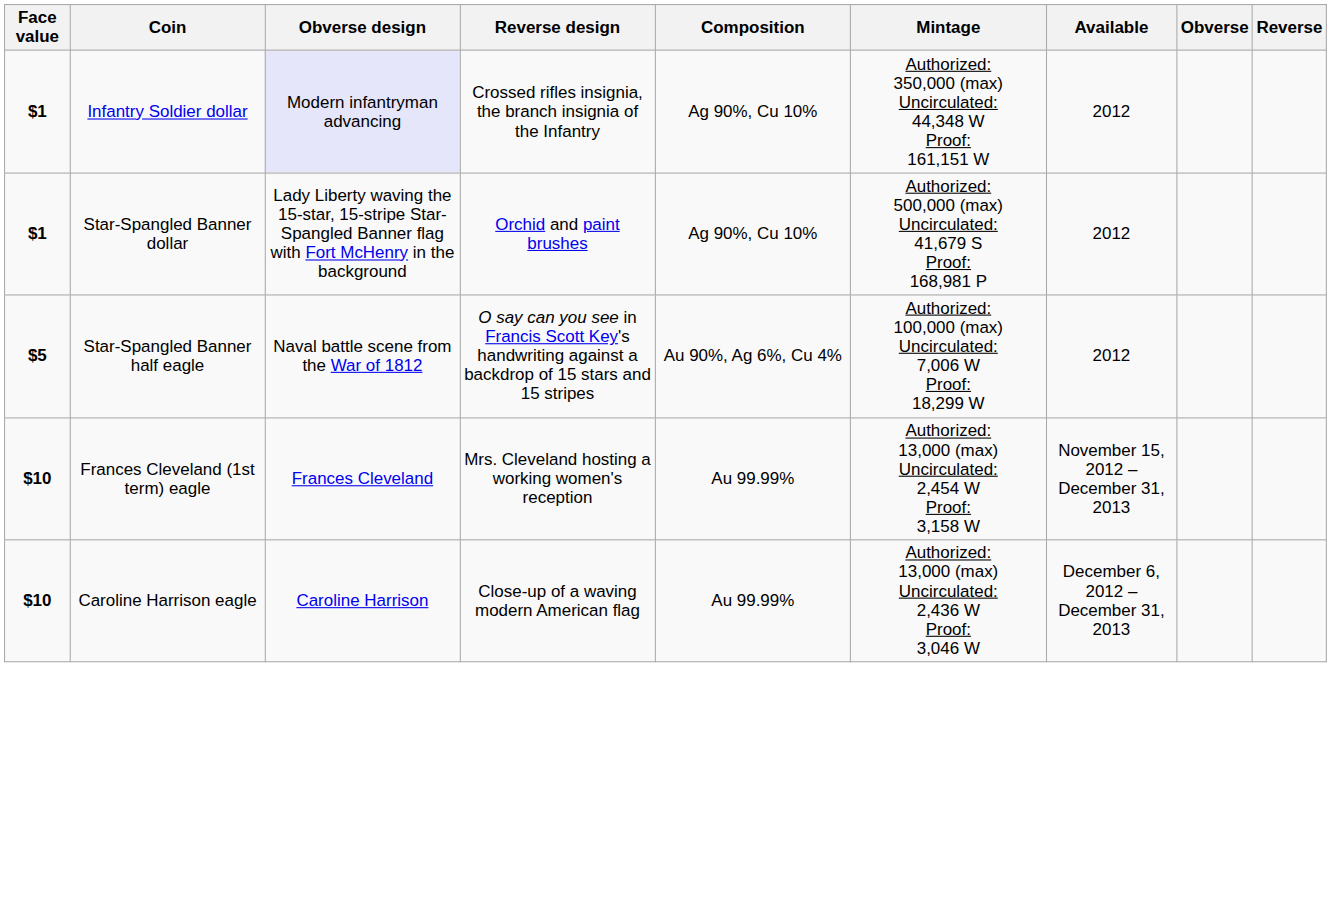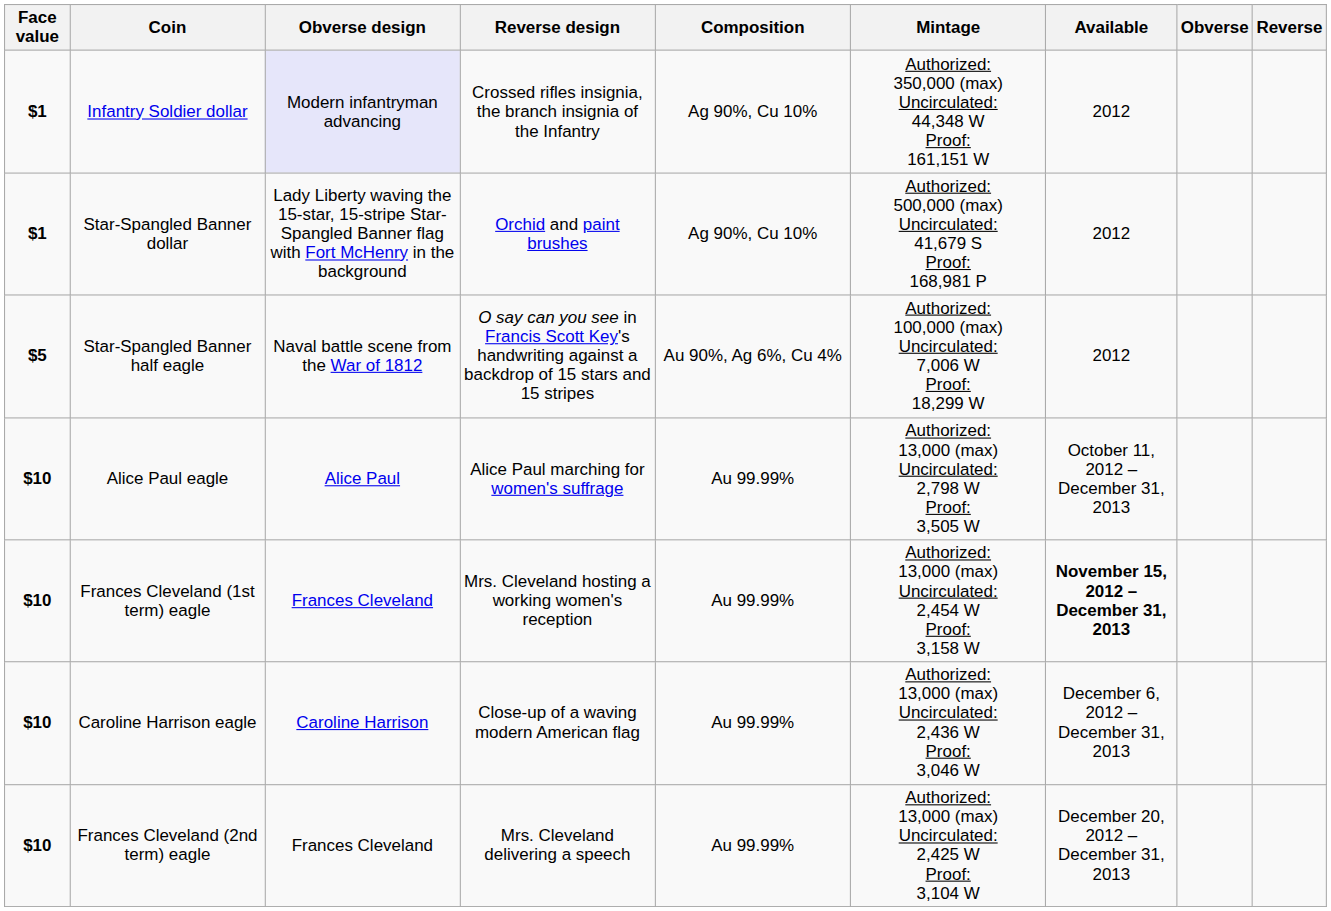+ row: (167, 478)
(1111, 478) normal -> (1111, 600) bold
+ row: (167, 845)
